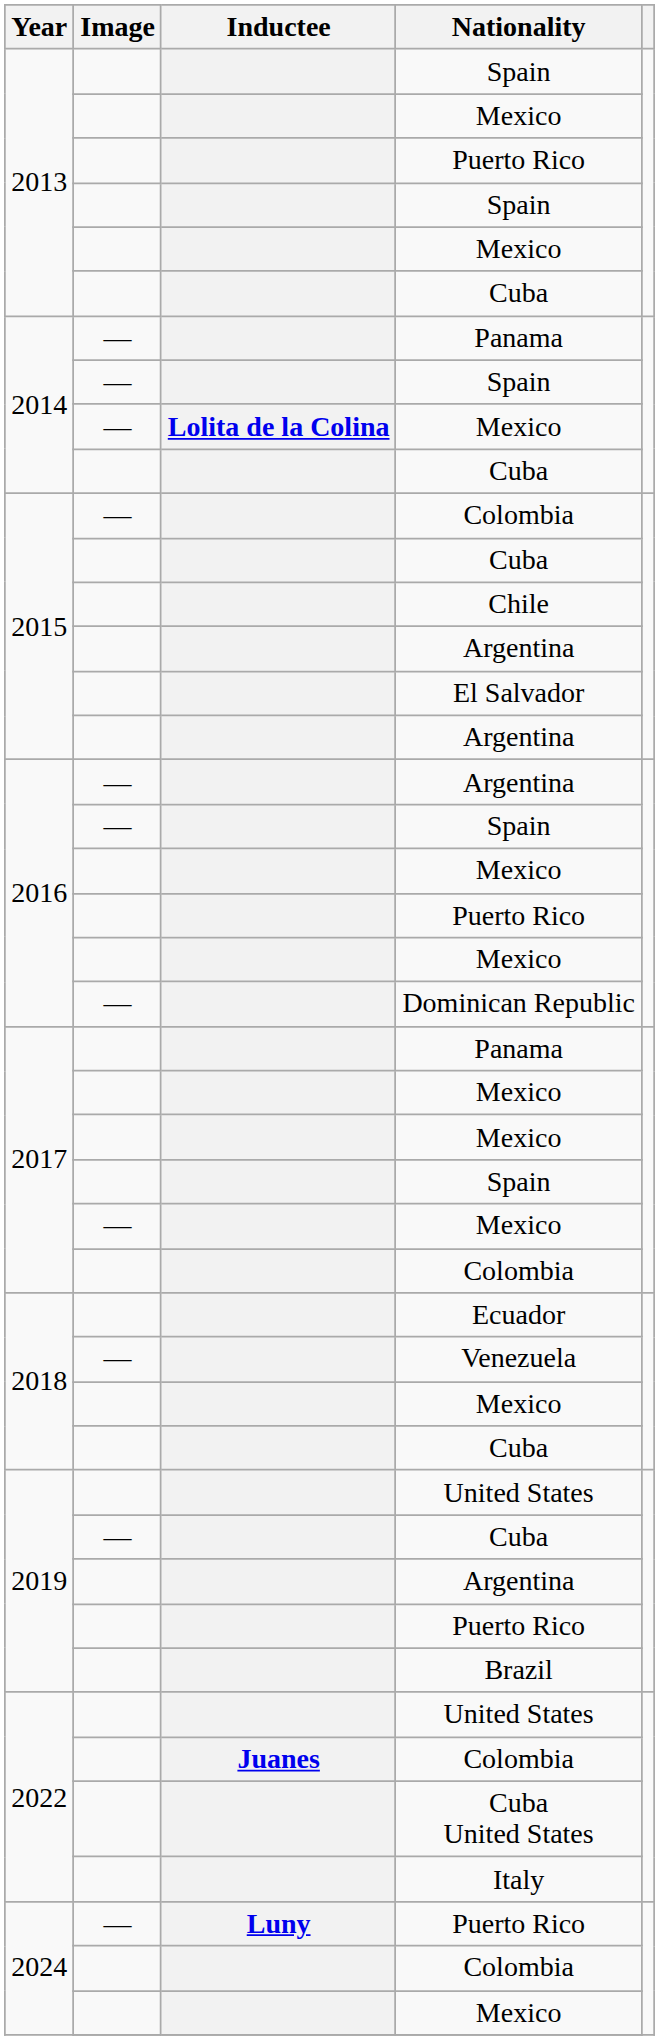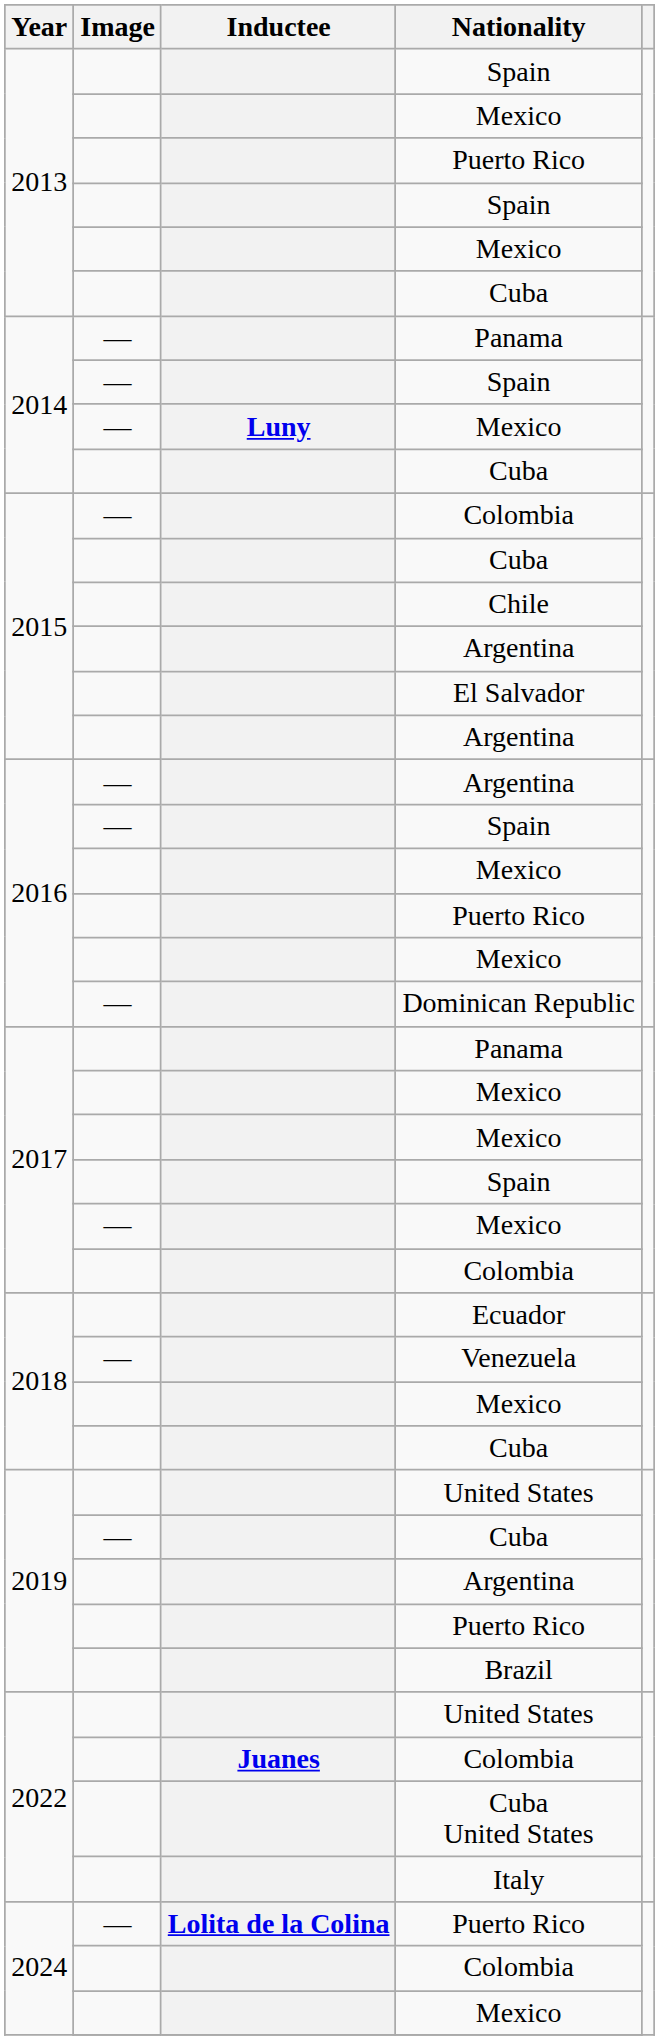(279, 426) Lolita de la Colina -> (279, 426) Luny
(279, 1923) Luny -> (279, 1923) Lolita de la Colina
